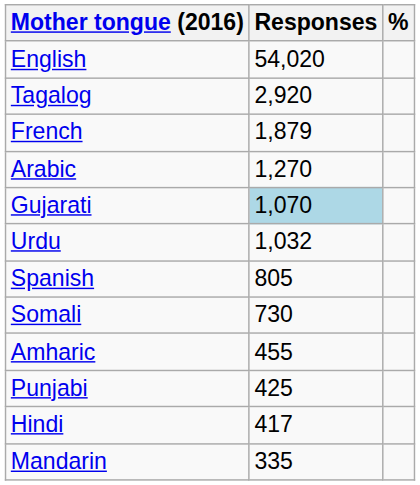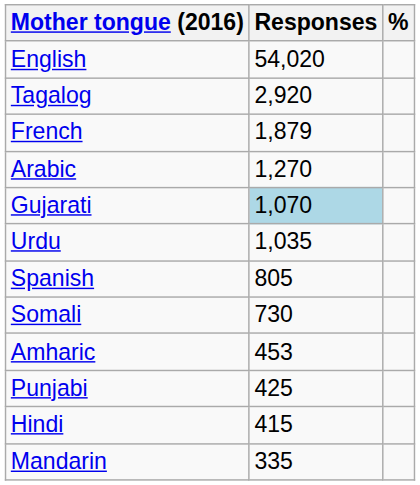(283, 242) 1,032 -> (283, 242) 1,035
(274, 351) 455 -> (274, 351) 453
(274, 424) 417 -> (274, 424) 415
